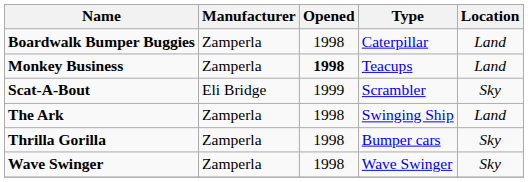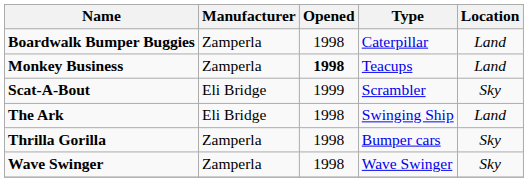(232, 115) Zamperla -> (234, 115) Eli Bridge
